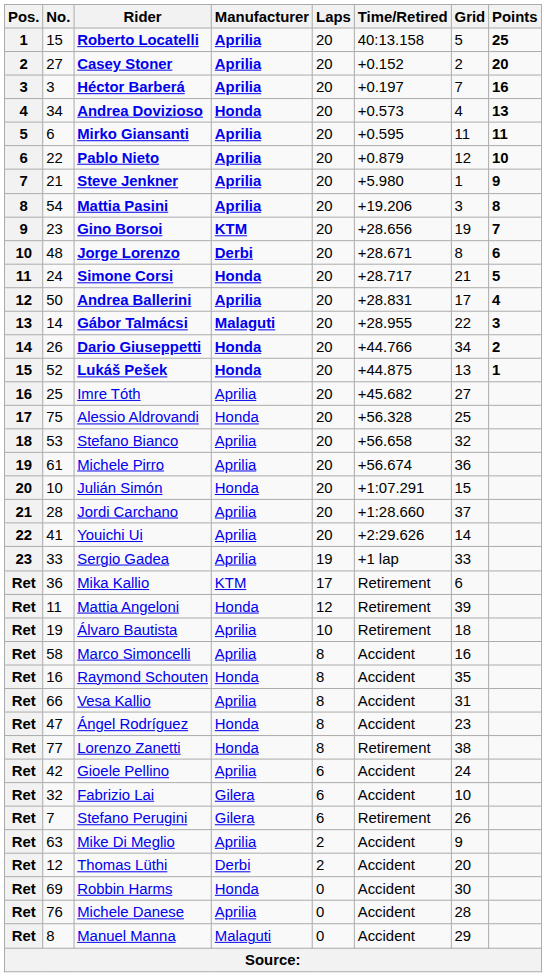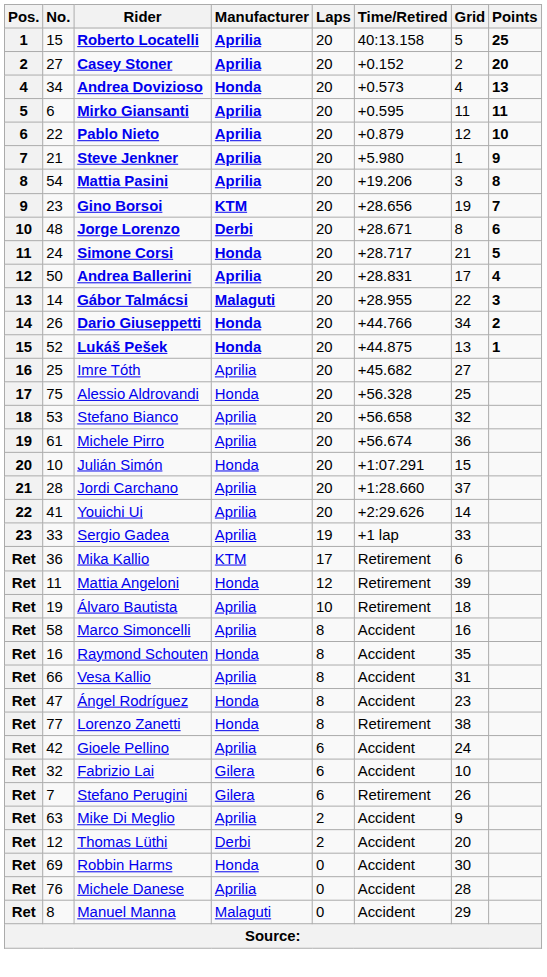- row: (131, 87)
